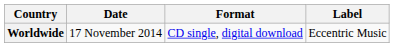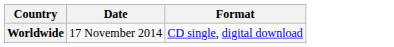- column: (348, 14)
